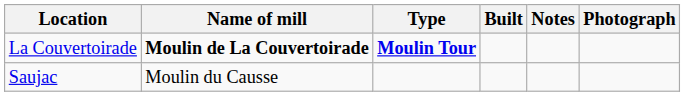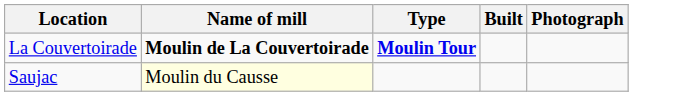- column: (553, 18)
(212, 76) no background -> (212, 76) lightyellow background
